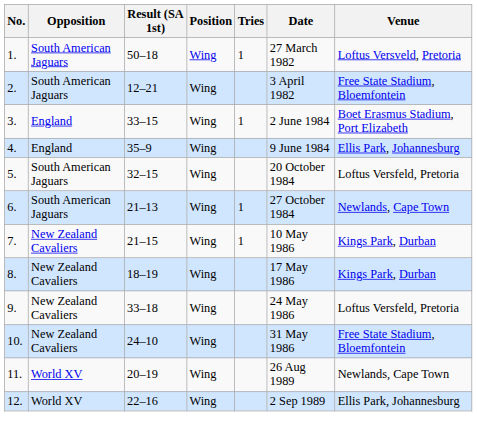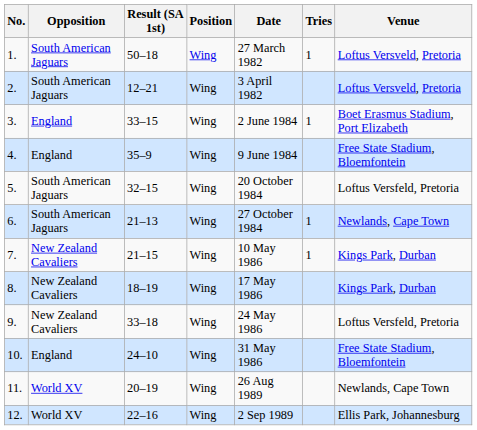columns swapped: (251, 21) <-> (301, 21)
(386, 87) Free State Stadium, Bloemfontein -> (399, 87) Loftus Versveld, Pretoria
(399, 147) Ellis Park, Johannesburg -> (386, 154) Free State Stadium, Bloemfontein
(64, 341) New Zealand Cavaliers -> (52, 355) England
